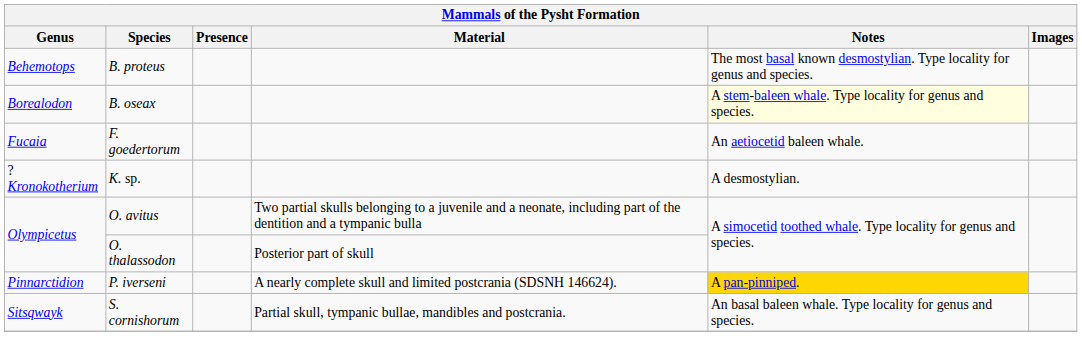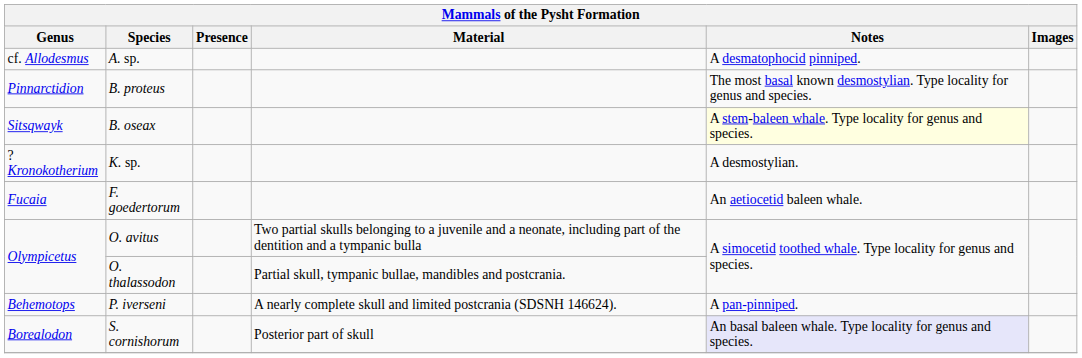+ row: (124, 59)
(41, 66) Behemotops -> (46, 88) Pinnarctidion
(40, 104) Borealodon -> (35, 125) Sitsqwayk
rows swapped: (144, 141) <-> (125, 178)
(314, 253) Posterior part of skull -> (410, 275) Partial skull, tympanic bullae, mandibles and postcrania.
(46, 282) Pinnarctidion -> (41, 304) Behemotops
(755, 282) gold background -> (754, 304) no background
(35, 312) Sitsqwayk -> (40, 334) Borealodon
(410, 312) Partial skull, tympanic bullae, mandibles and postcrania. -> (314, 334) Posterior part of skull
(851, 312) no background -> (850, 334) lavender background
